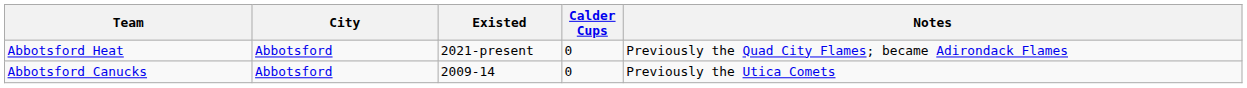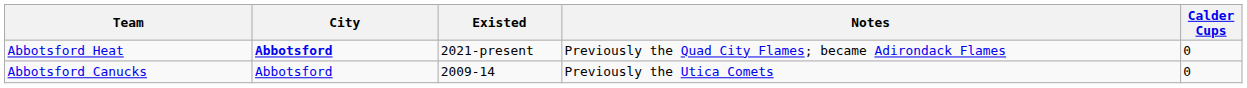columns swapped: (592, 22) <-> (933, 22)
(294, 51) normal -> (294, 51) bold
